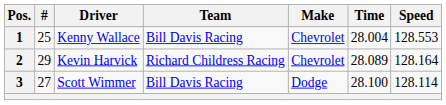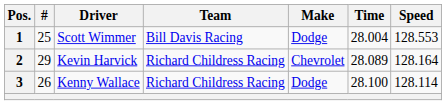(99, 38) Kenny Wallace -> (97, 38) Scott Wimmer
(318, 38) Chevrolet -> (309, 38) Dodge
(44, 82) 27 -> (44, 82) 26
(97, 82) Scott Wimmer -> (99, 82) Kenny Wallace
(194, 82) Bill Davis Racing -> (215, 82) Richard Childress Racing
